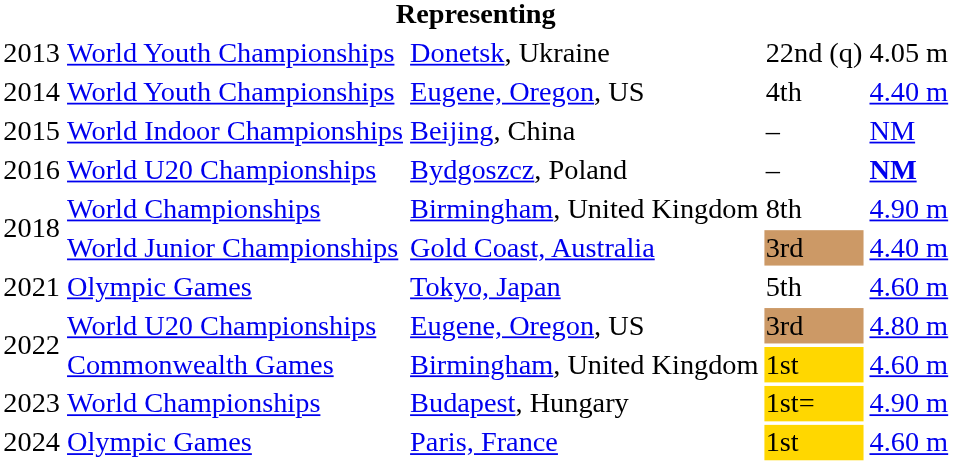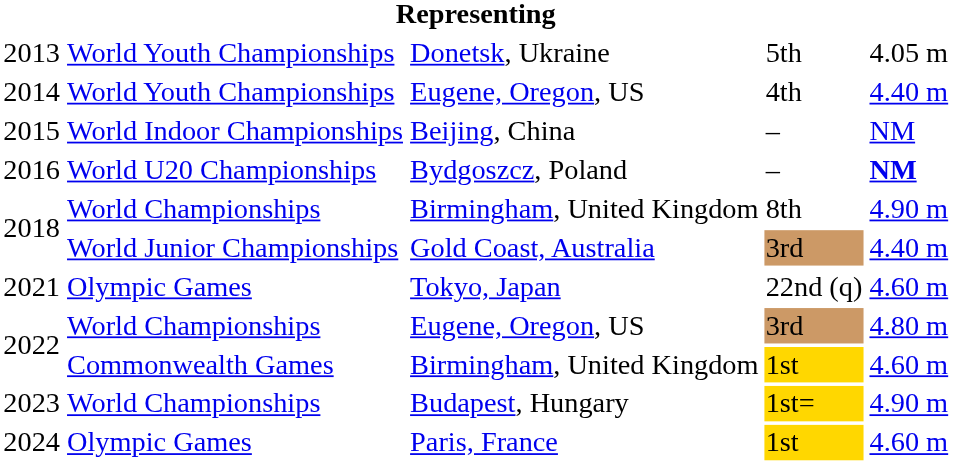(814, 52) 22nd (q) -> (784, 52) 5th
(784, 286) 5th -> (814, 286) 22nd (q)
(222, 325) World U20 Championships -> (194, 325) World Championships
